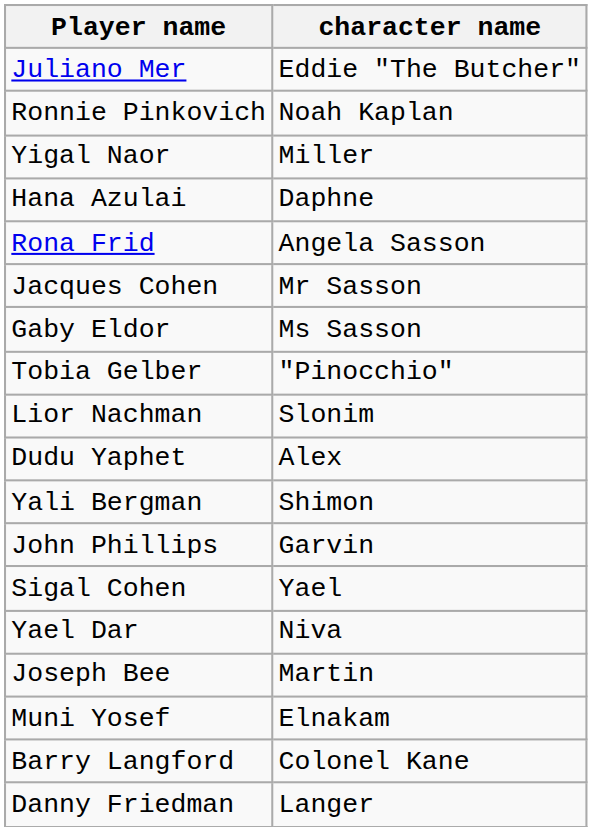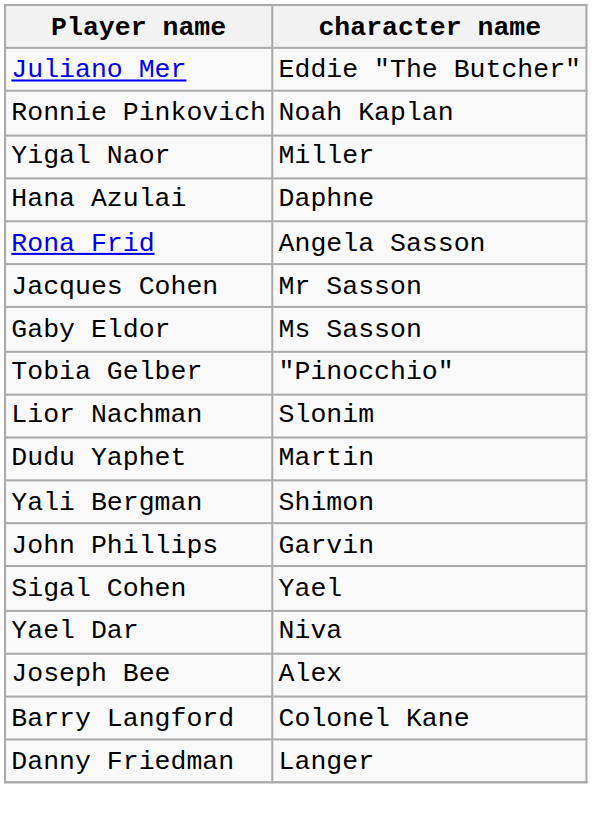(310, 459) Alex -> (326, 459) Martin
(326, 675) Martin -> (310, 675) Alex
- row: (91, 718)
